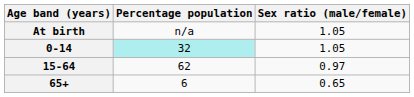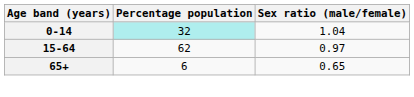- row: (59, 31)
(332, 48) 1.05 -> (332, 31) 1.04
